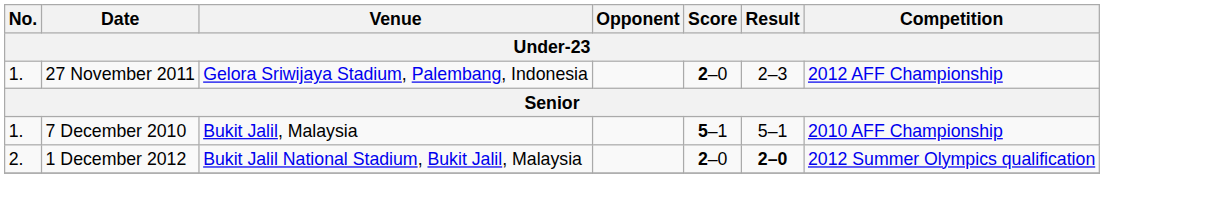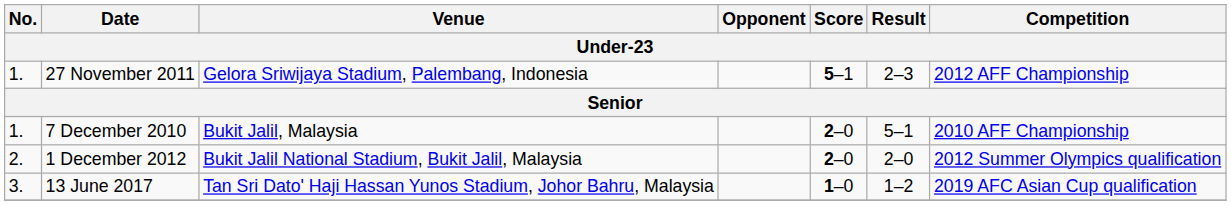(713, 75) 2–0 -> (839, 75) 5–1
(713, 131) 5–1 -> (839, 131) 2–0
(773, 159) bold -> (899, 159) normal
+ row: (99, 187)
